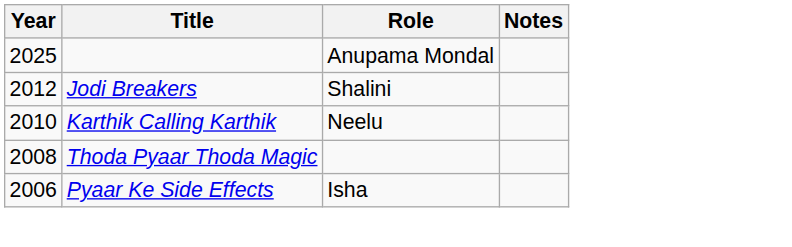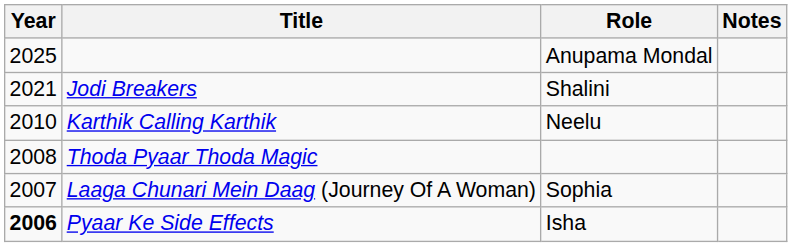(33, 88) 2012 -> (33, 88) 2021
+ row: (301, 190)
(33, 190) normal -> (33, 223) bold
